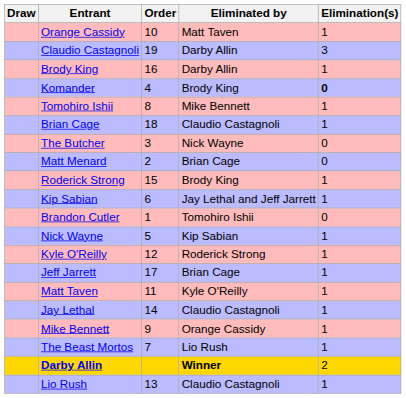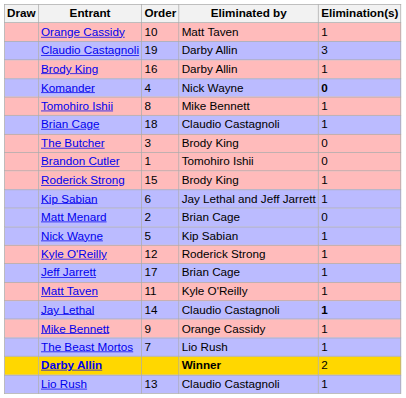(210, 87) Brody King -> (213, 87) Nick Wayne
(213, 143) Nick Wayne -> (210, 143) Brody King
rows swapped: (74, 161) <-> (80, 217)
(324, 310) normal -> (324, 310) bold
